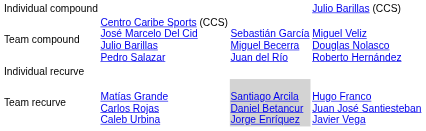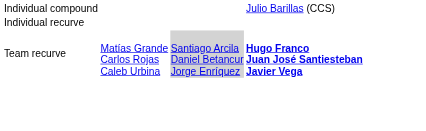- row: (42, 40)
(367, 108) normal -> (304, 60) bold
